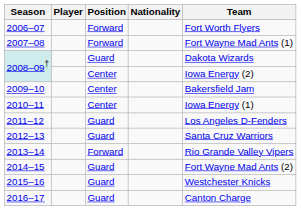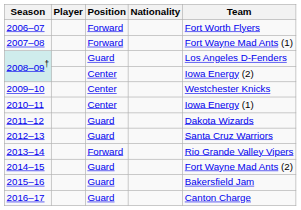(219, 58) Dakota Wizards -> (236, 58) Los Angeles D-Fenders
(219, 89) Bakersfield Jam -> (228, 89) Westchester Knicks
(236, 120) Los Angeles D-Fenders -> (219, 120) Dakota Wizards
(228, 182) Westchester Knicks -> (219, 182) Bakersfield Jam
